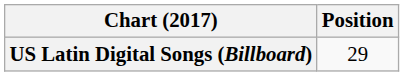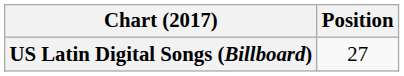(358, 53) 29 -> (358, 53) 27
